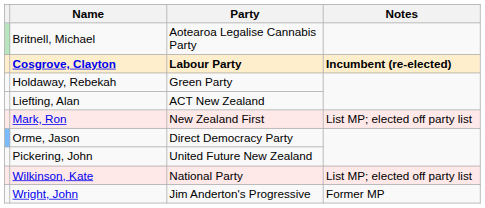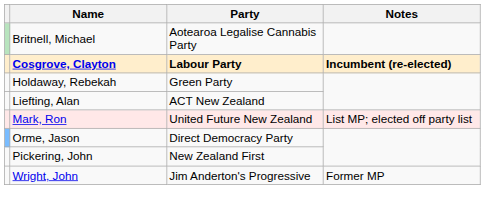(217, 120) New Zealand First -> (241, 120) United Future New Zealand
(241, 157) United Future New Zealand -> (217, 157) New Zealand First
- row: (53, 175)
